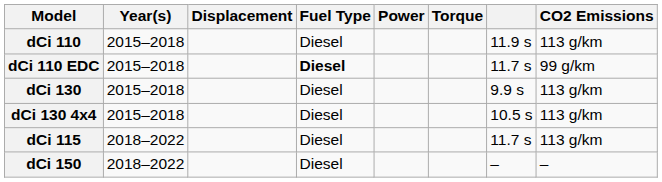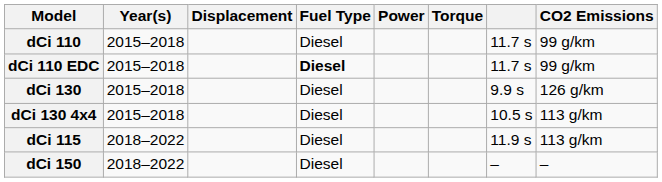(511, 41) 11.9 s -> (511, 41) 11.7 s
(571, 41) 113 g/km -> (567, 41) 99 g/km
(571, 90) 113 g/km -> (572, 90) 126 g/km
(511, 139) 11.7 s -> (511, 139) 11.9 s
